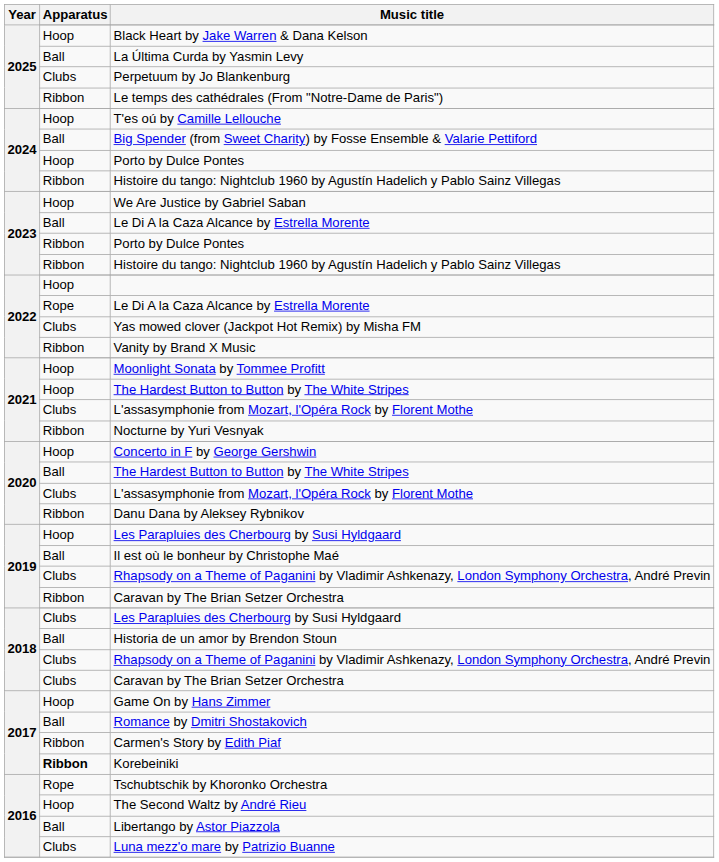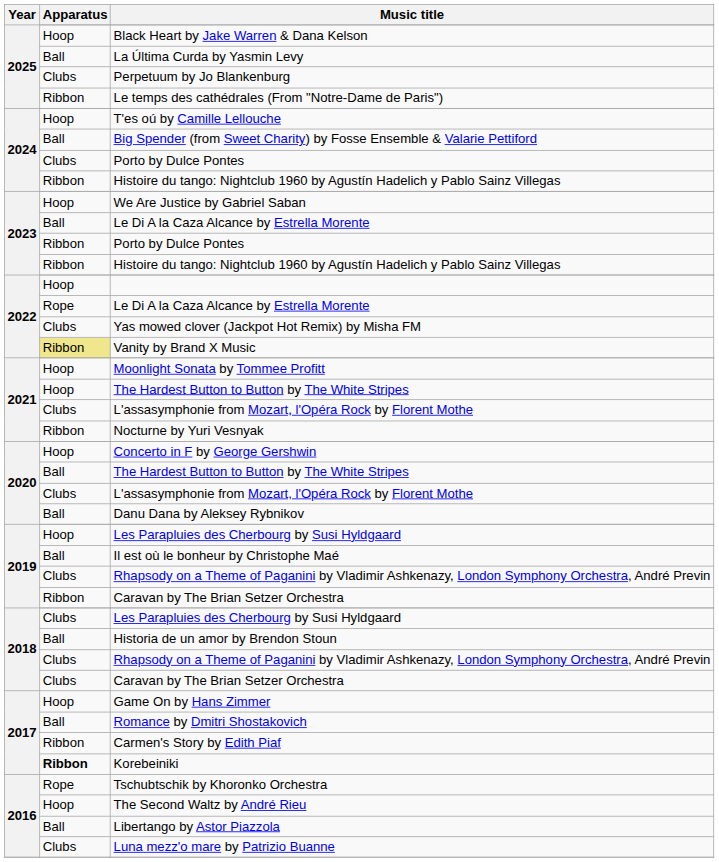(58, 160) Hoop -> (59, 160) Clubs
(63, 347) no background -> (63, 347) khaki background
(63, 514) Ribbon -> (54, 514) Ball
